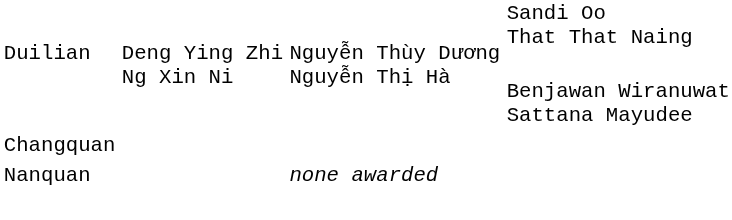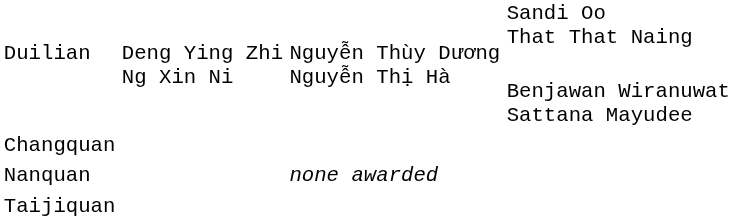+ row: (60, 206)
